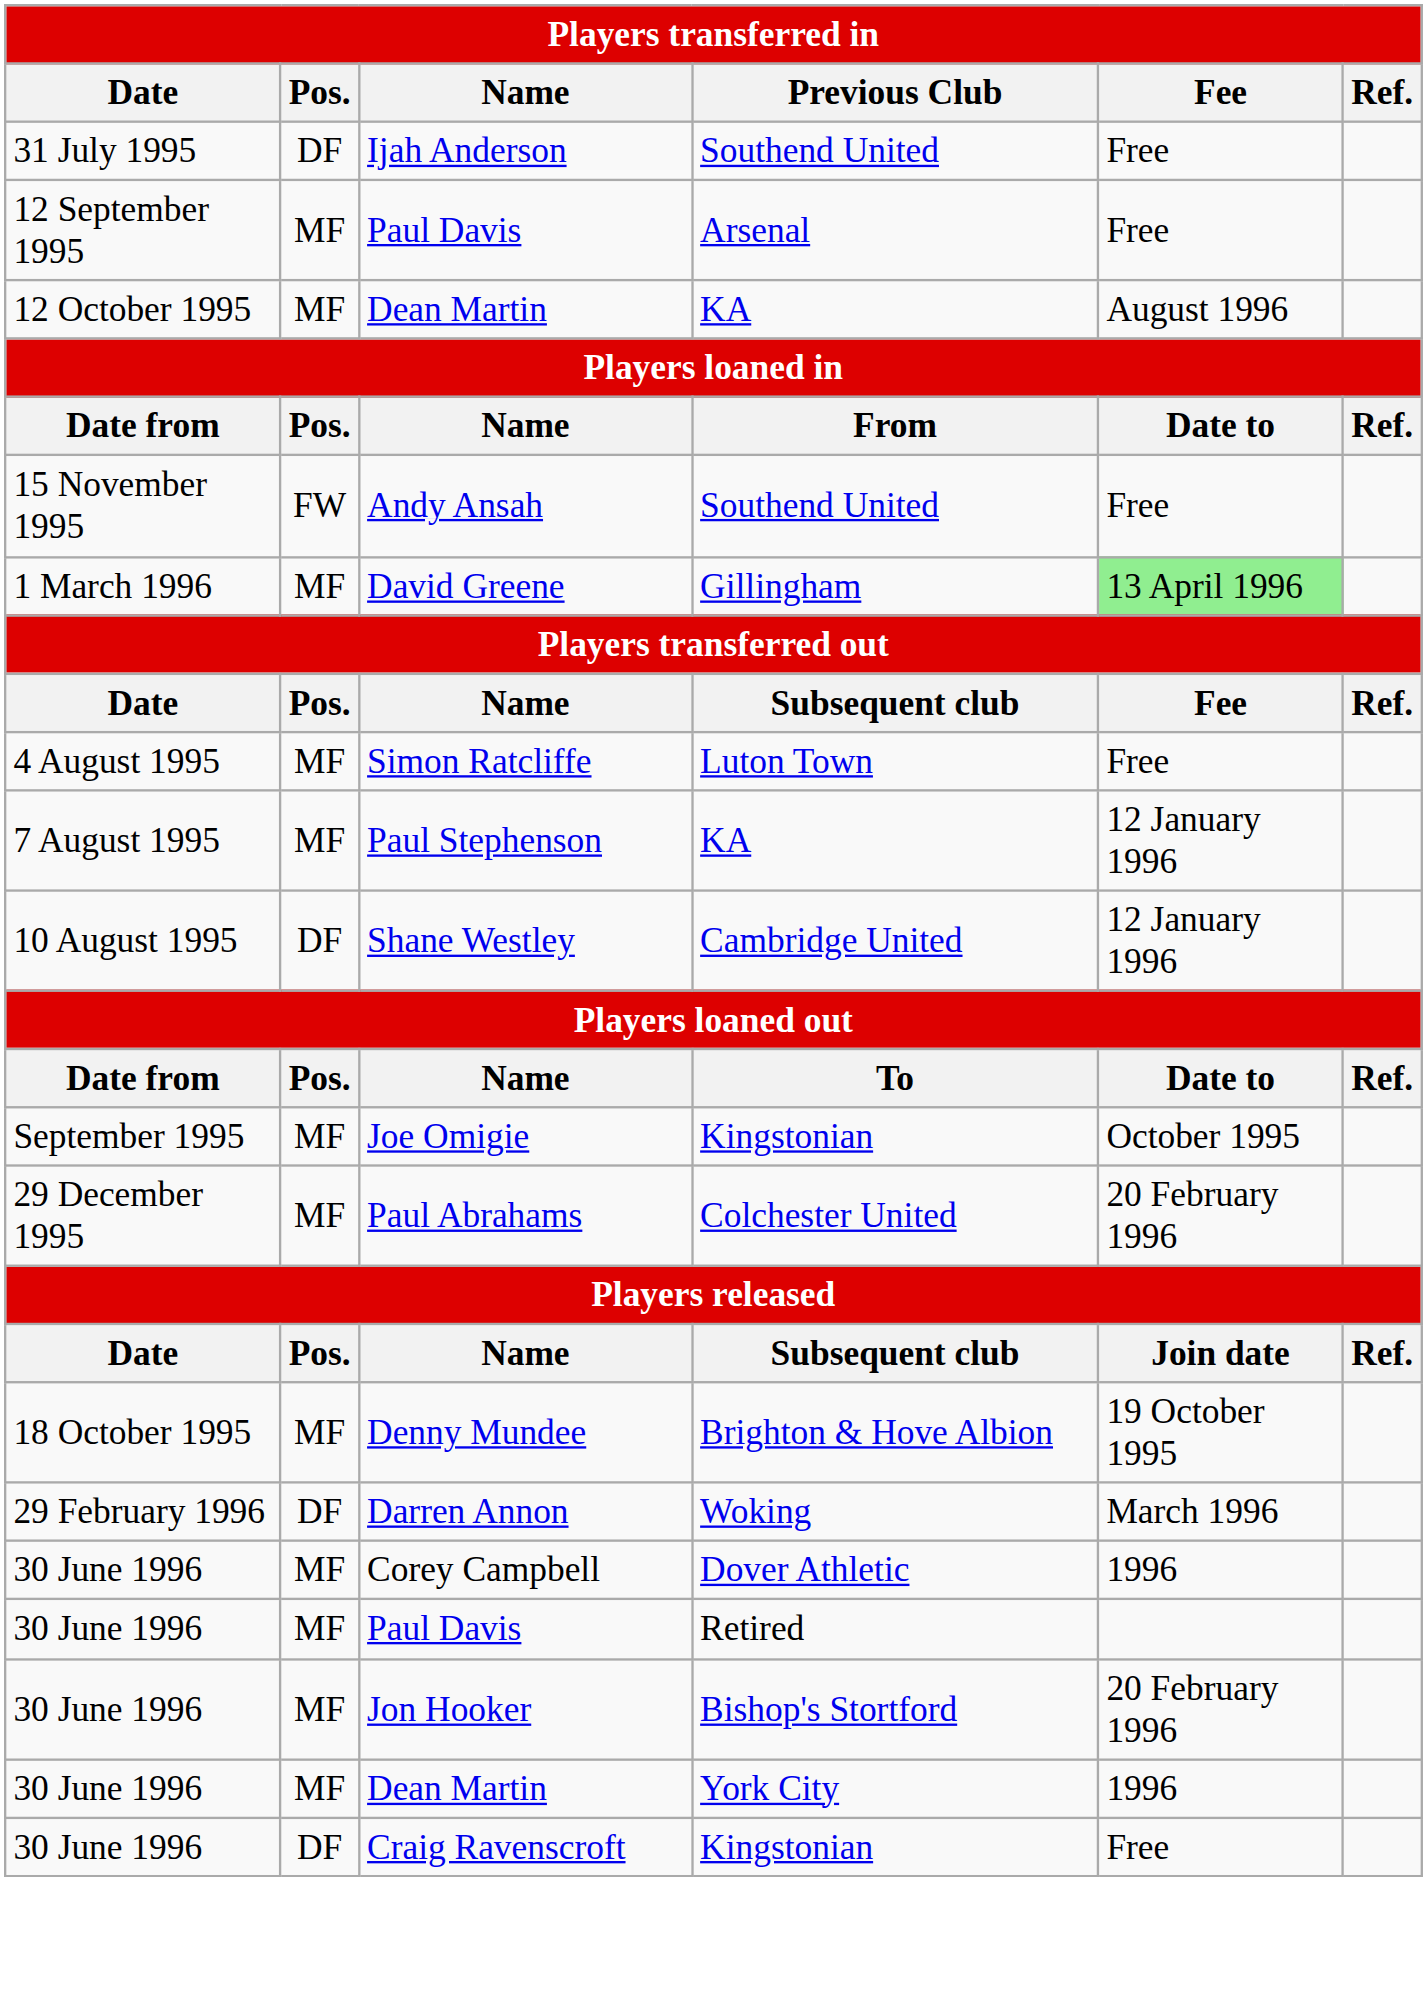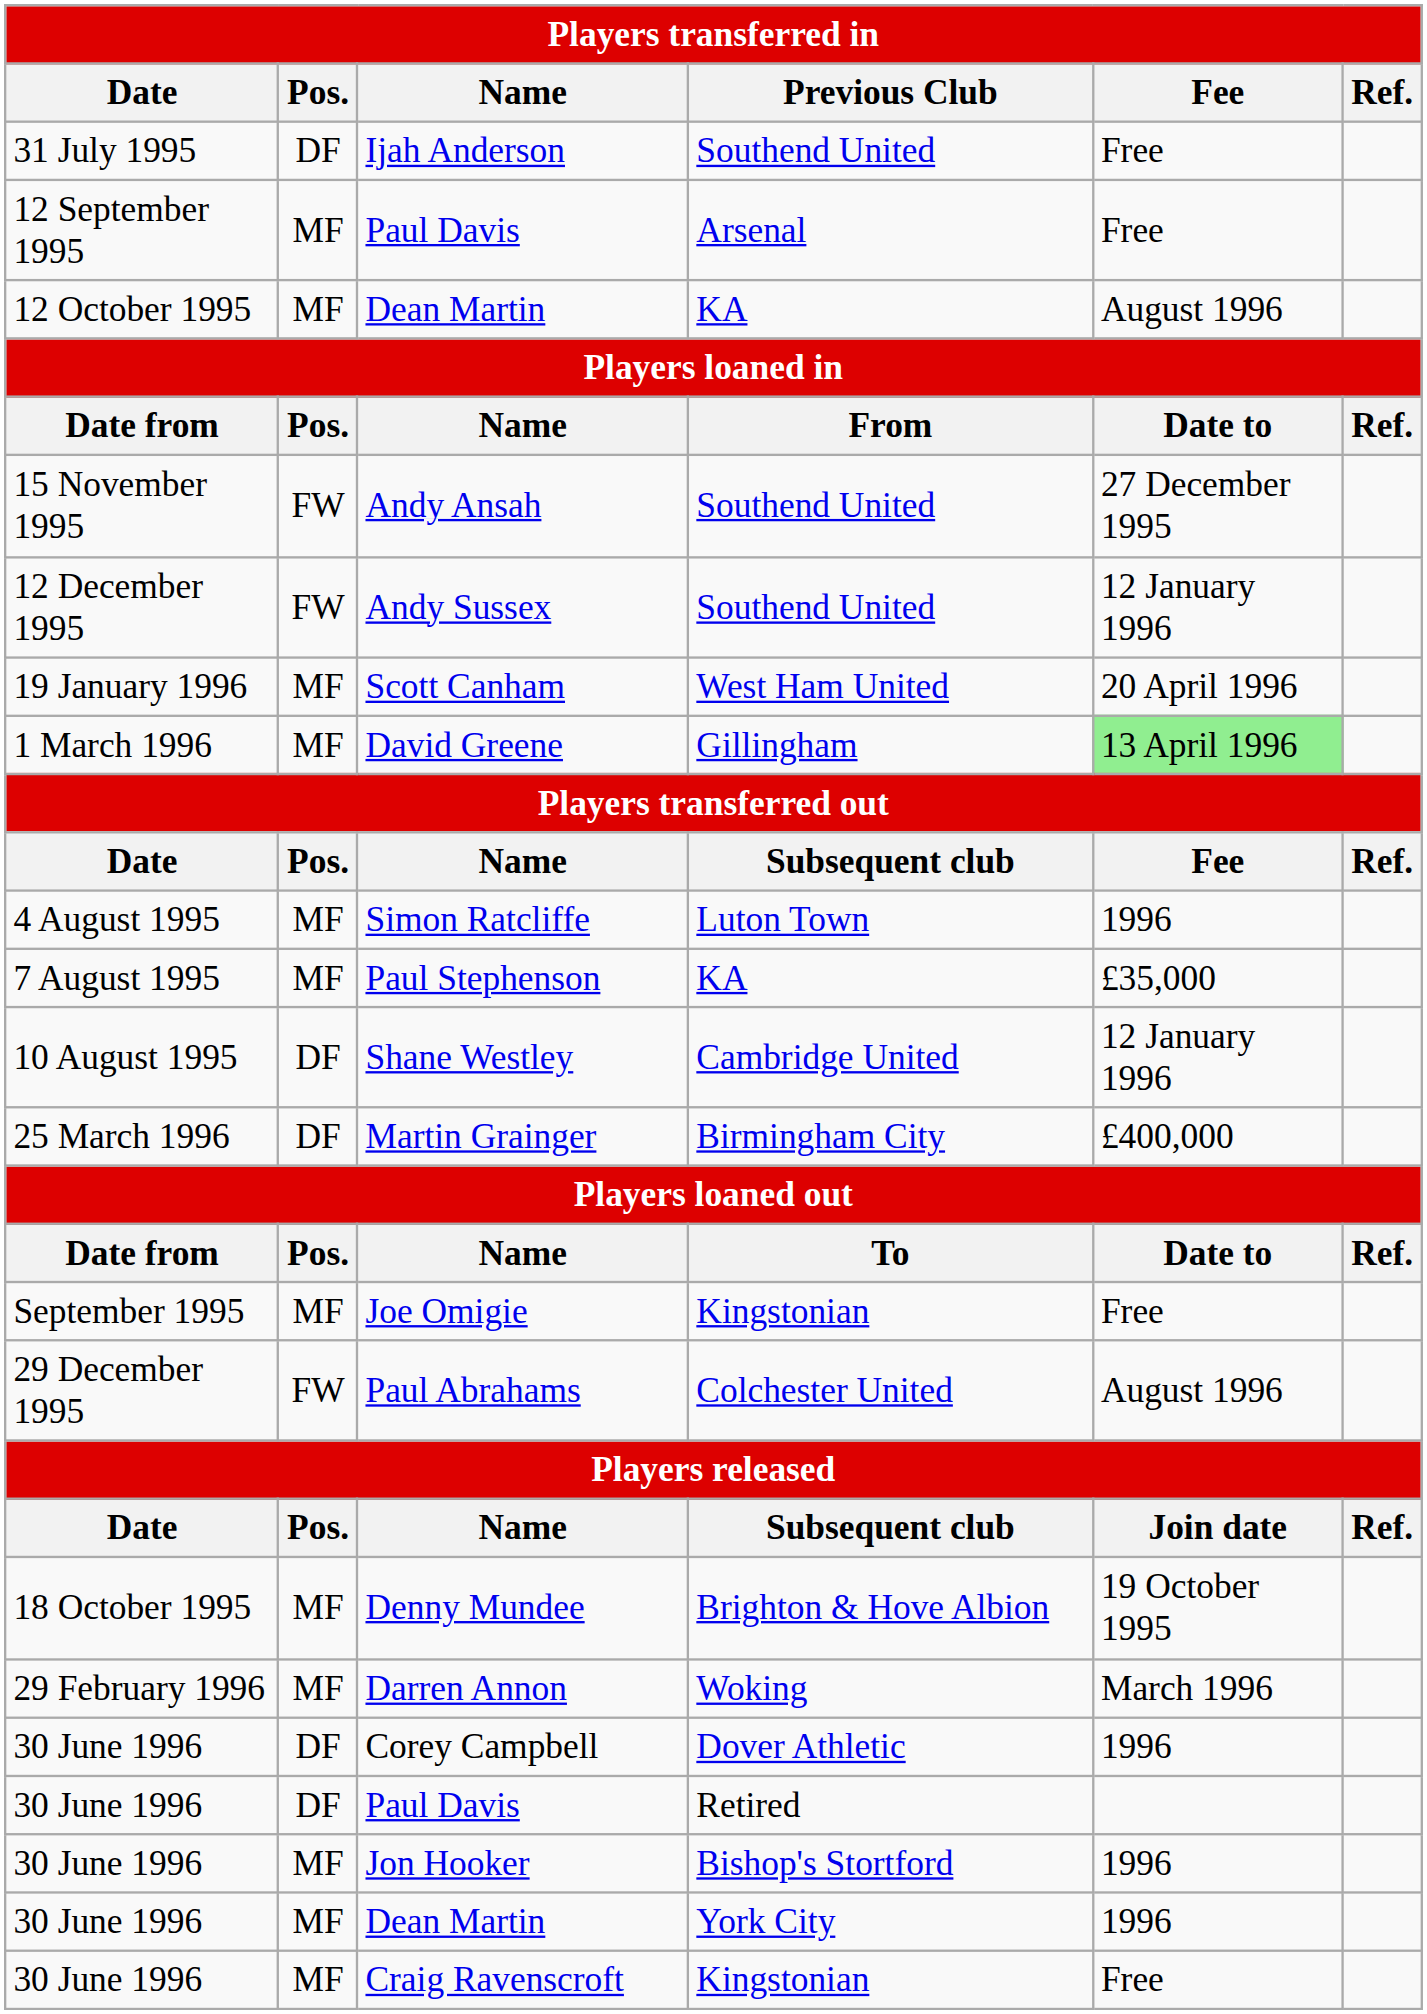(1138, 505) Free -> (1196, 505) 27 December 1995
+ row: (108, 605)
+ row: (130, 685)
(1138, 760) Free -> (1136, 918) 1996
(1184, 839) 12 January 1996 -> (1158, 977) £35,000
+ row: (122, 1135)
(1203, 1135) October 1995 -> (1132, 1311) Free
(320, 1215) MF -> (318, 1390) FW
(1192, 1215) 20 February 1996 -> (1192, 1390) August 1996
(320, 1511) DF -> (318, 1687) MF
(320, 1570) MF -> (318, 1745) DF
(320, 1628) MF -> (318, 1803) DF
(1192, 1707) 20 February 1996 -> (1136, 1862) 1996
(320, 1845) DF -> (318, 1978) MF
